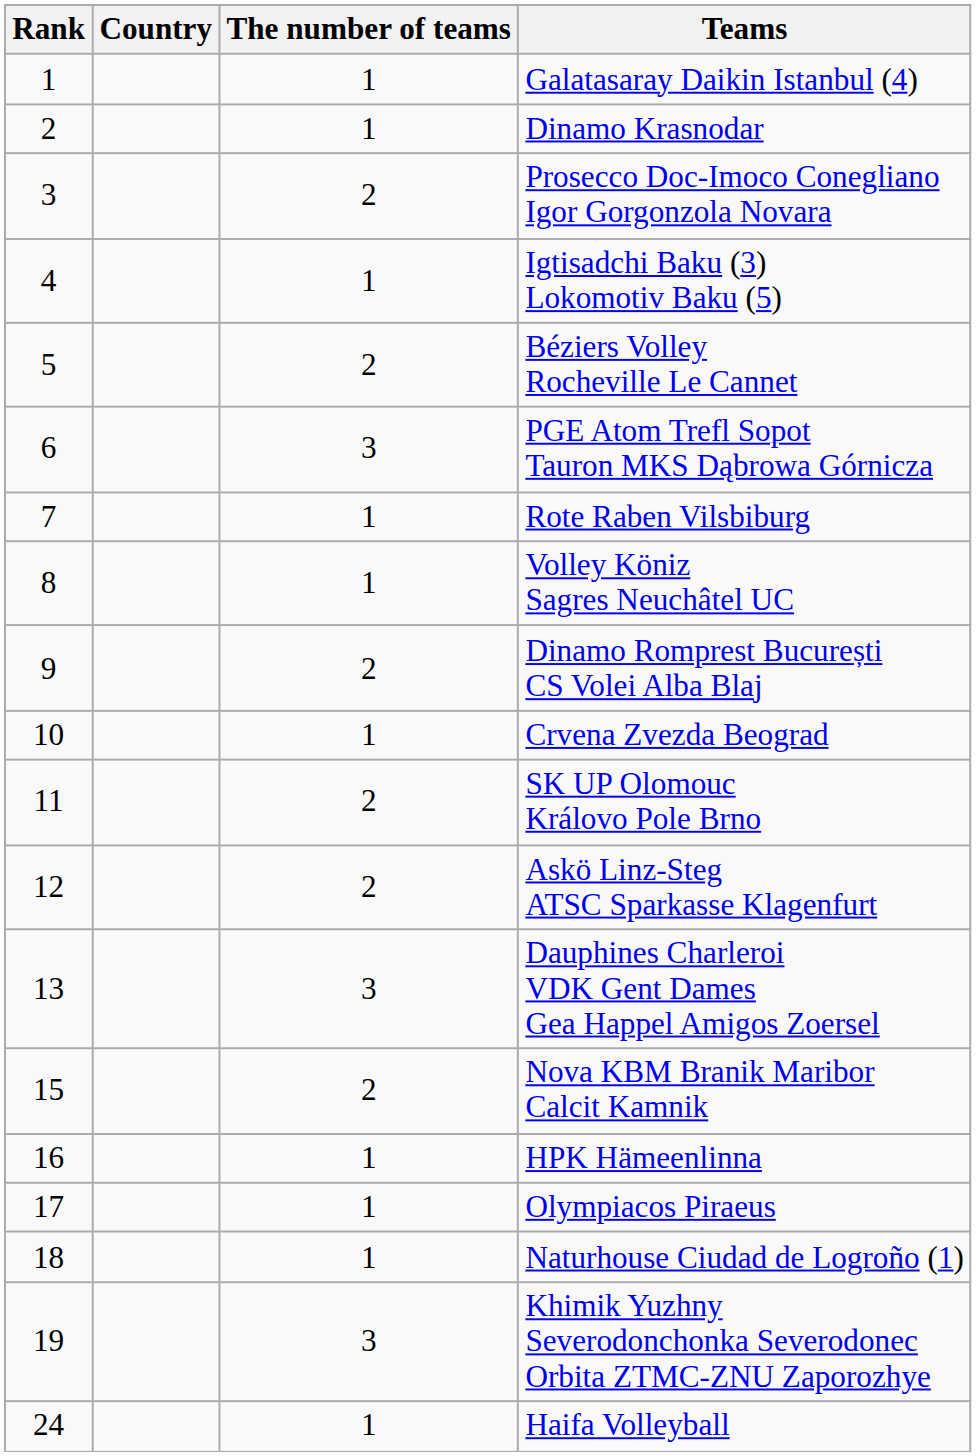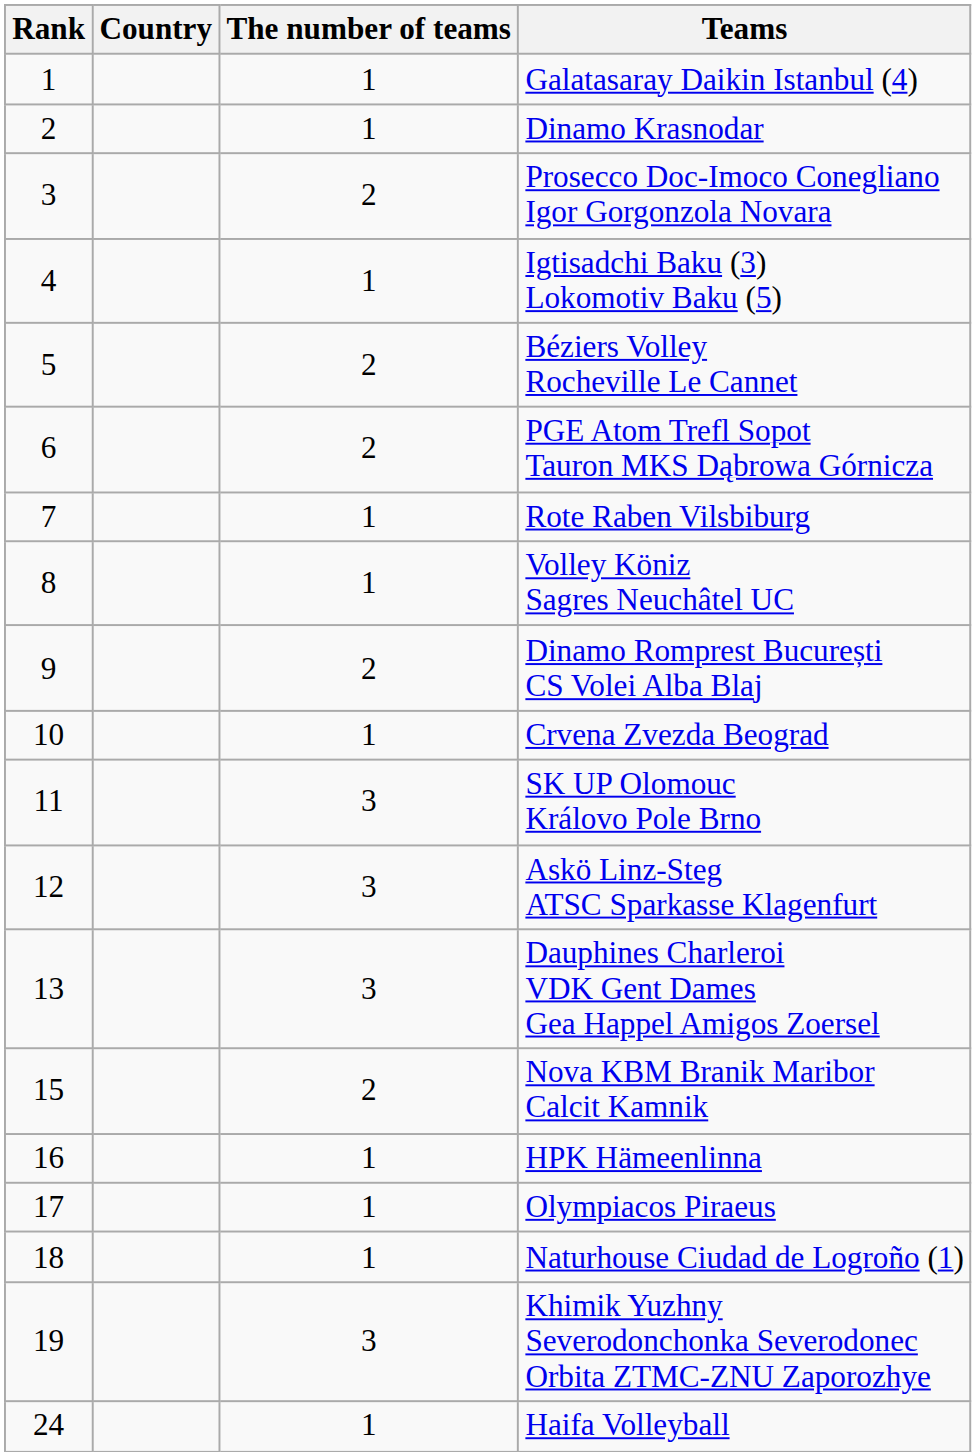(369, 448) 3 -> (369, 448) 2
(369, 801) 2 -> (369, 801) 3
(369, 886) 2 -> (369, 886) 3
